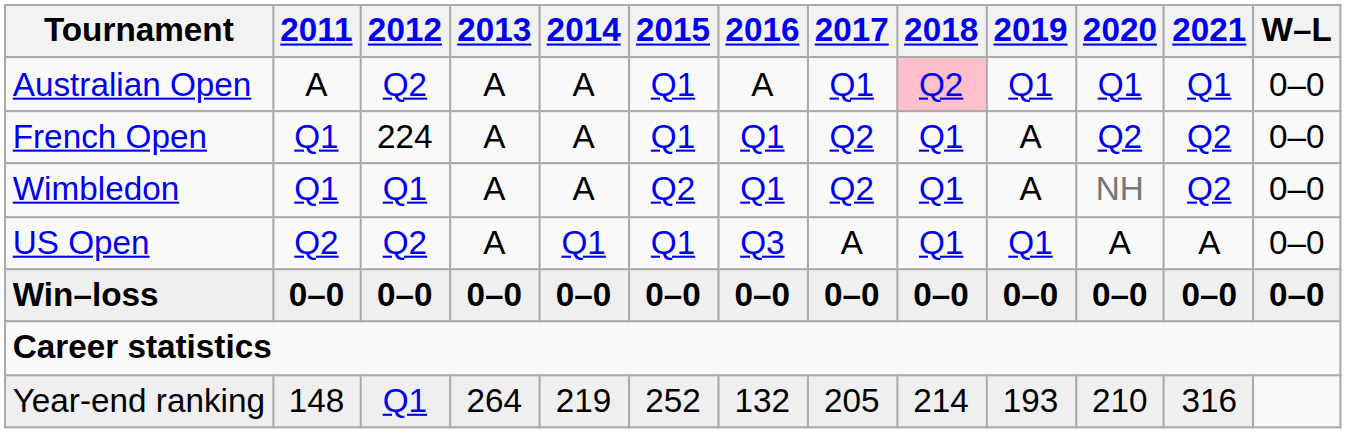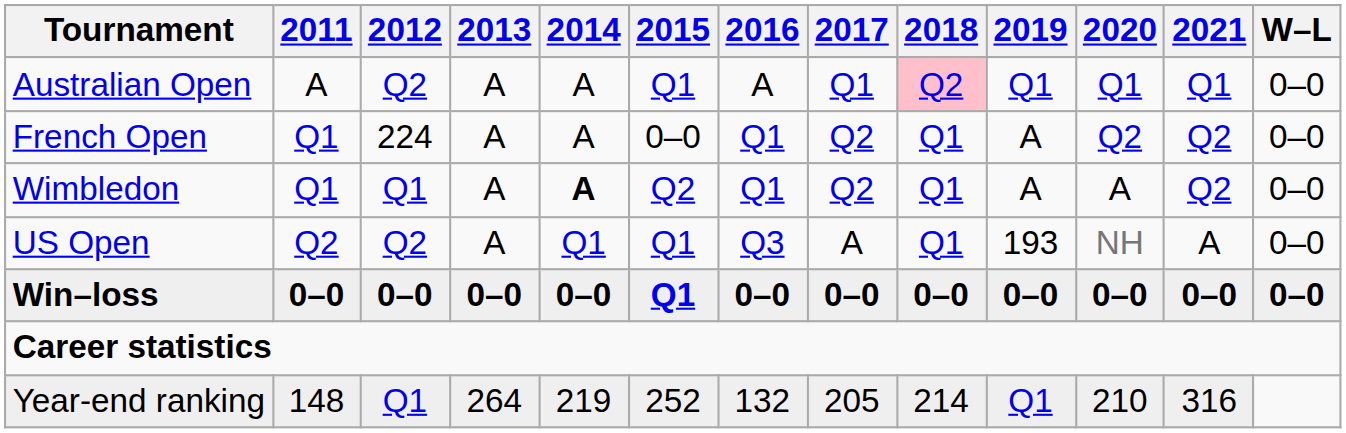(673, 136) Q1 -> (673, 136) 0–0
(584, 189) normal -> (584, 189) bold
(1120, 189) NH -> (1120, 189) A
(1031, 242) Q1 -> (1030, 242) 193
(1120, 242) A -> (1120, 242) NH
(673, 294) 0–0 -> (673, 294) Q1
(1030, 400) 193 -> (1031, 400) Q1
